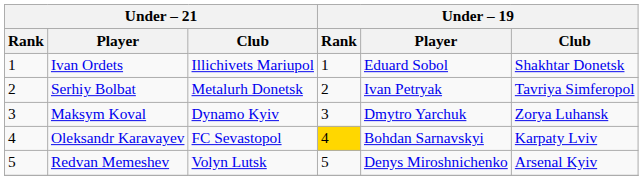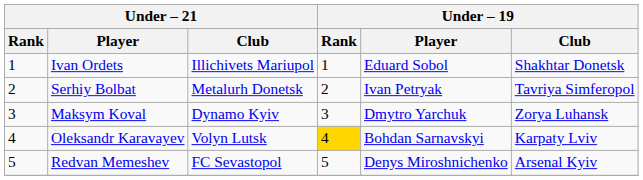(237, 138) FC Sevastopol -> (229, 138) Volyn Lutsk
(229, 162) Volyn Lutsk -> (237, 162) FC Sevastopol
